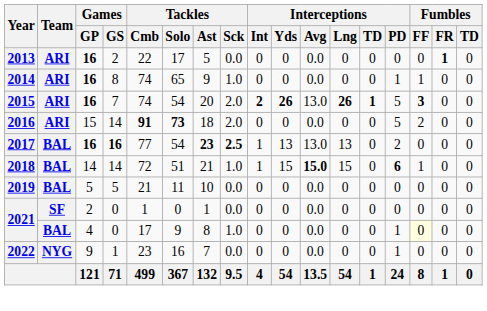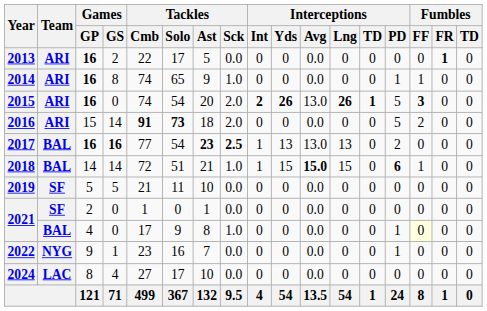(115, 101) 7 -> (115, 101) 0
(57, 187) BAL -> (57, 187) SF
+ row: (21, 274)
